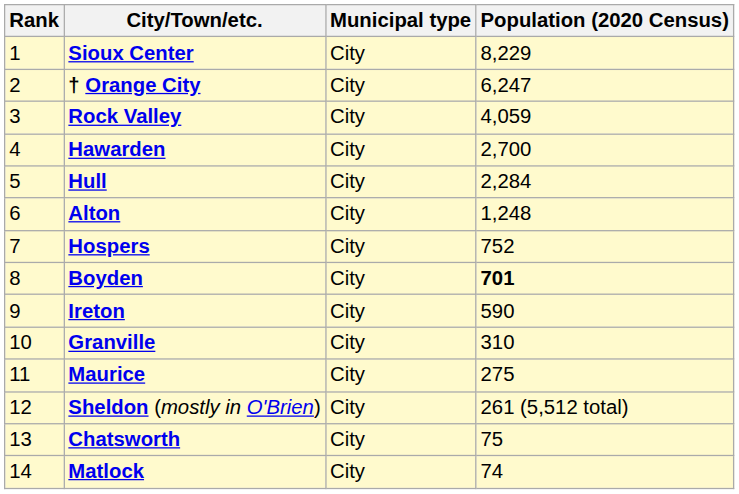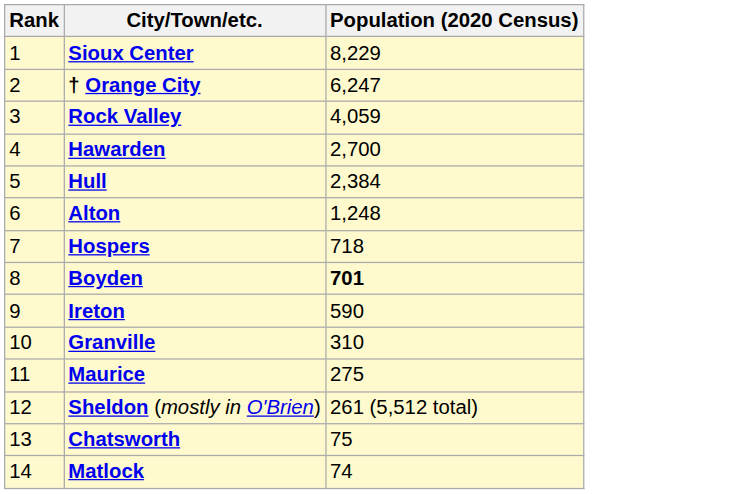- column: (401, 20)
(506, 181) 2,284 -> (355, 181) 2,384
(497, 246) 752 -> (347, 246) 718
